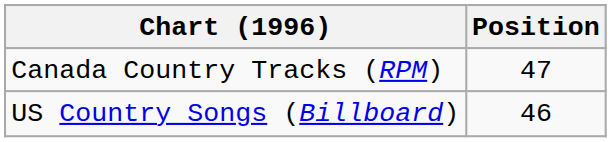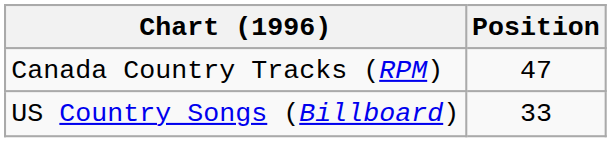(536, 114) 46 -> (536, 114) 33
